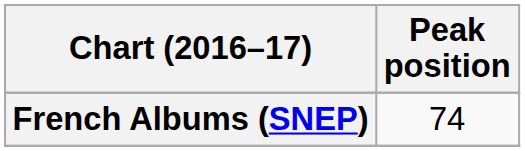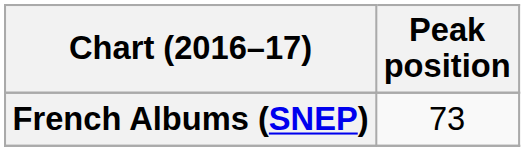(447, 118) 74 -> (447, 118) 73
